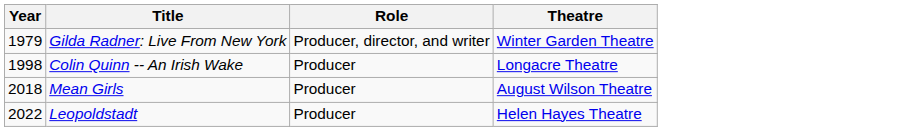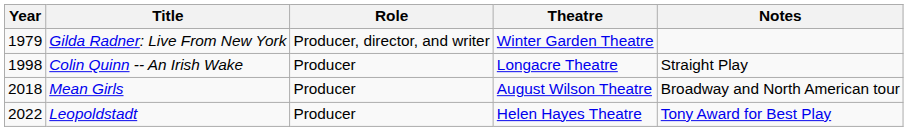+ column: (780, 16)
